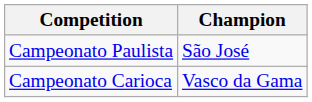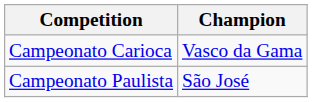rows swapped: (91, 81) <-> (91, 50)
